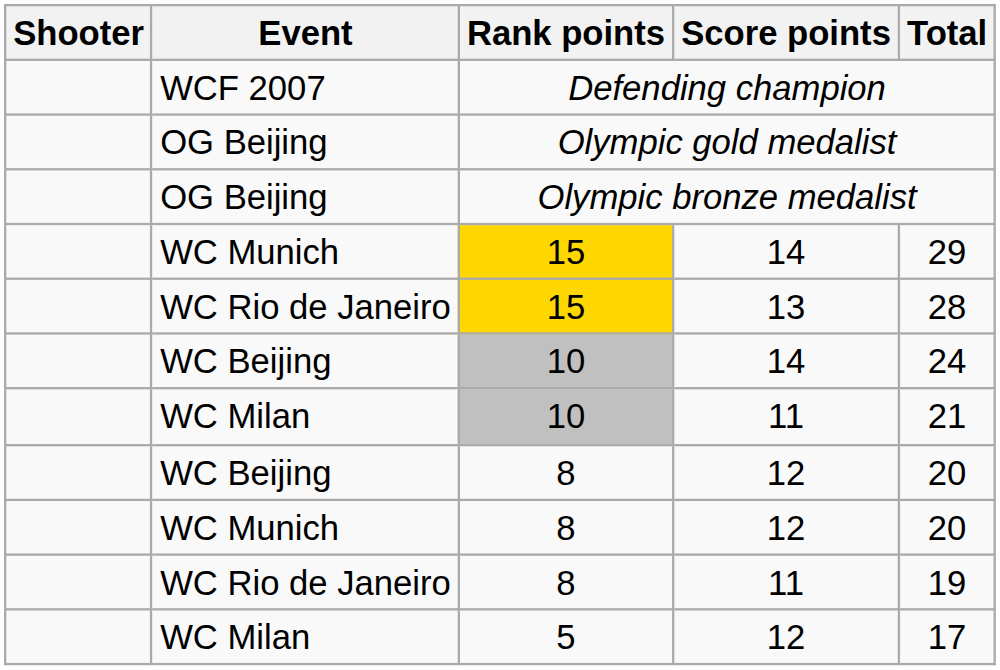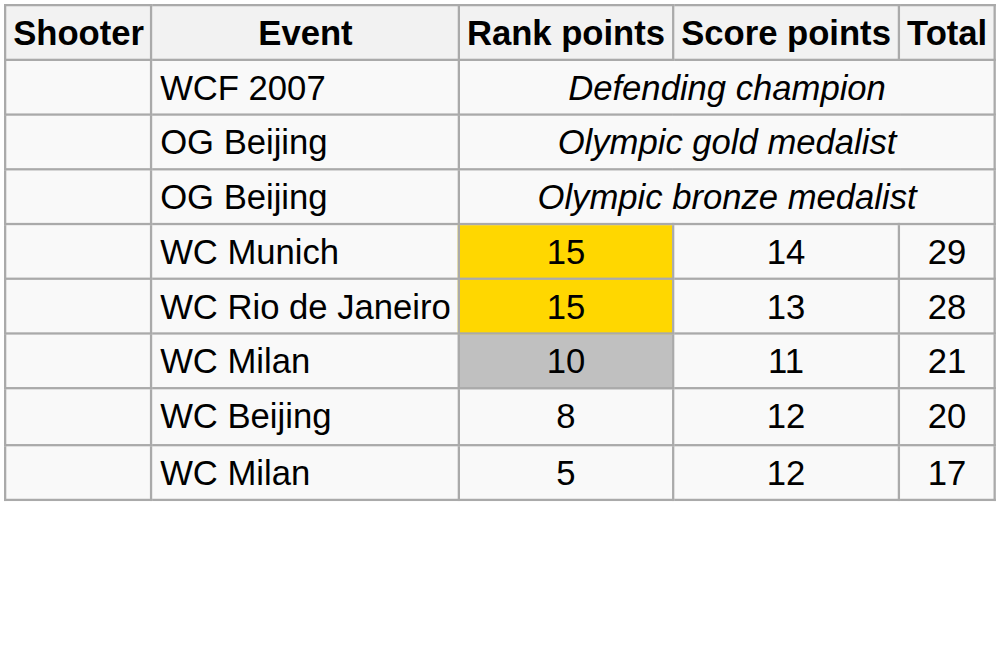- row: (246, 362)
- row: (250, 527)
- row: (305, 581)
